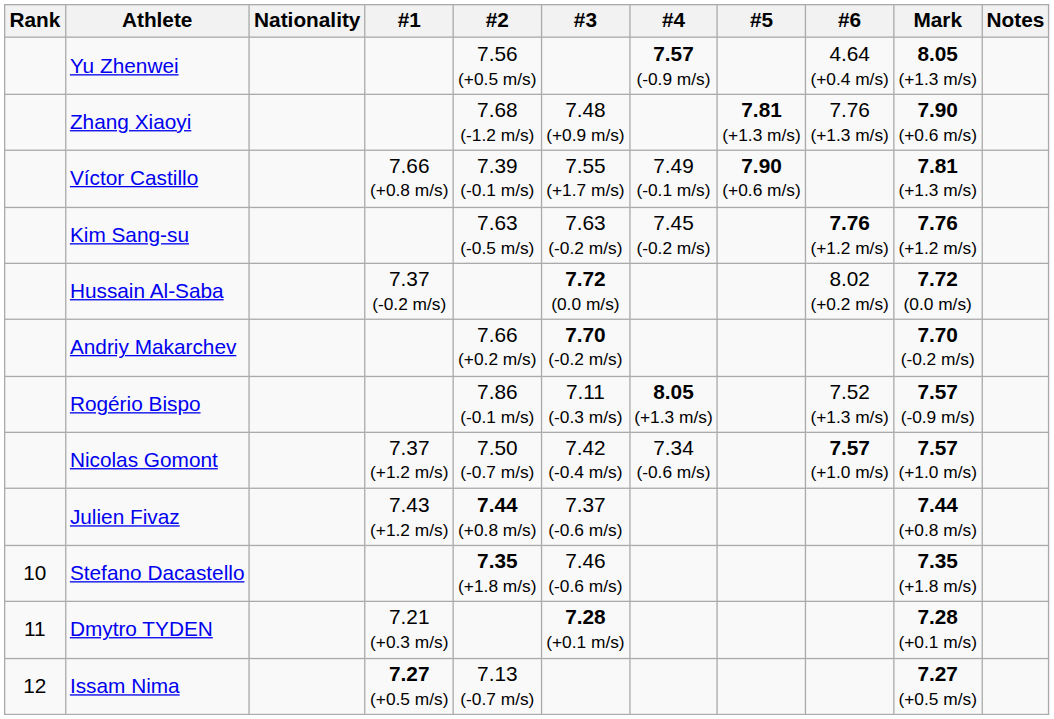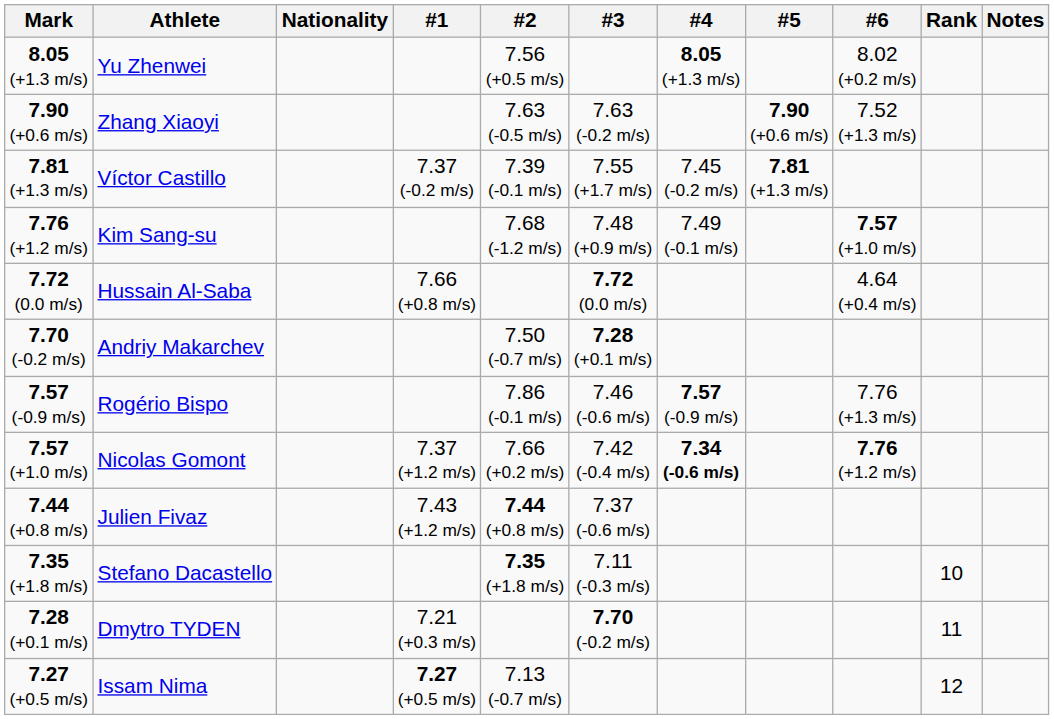columns swapped: (35, 20) <-> (938, 20)
(673, 65) 7.57 (-0.9 m/s) -> (701, 65) 8.05 (+1.3 m/s)
(850, 65) 4.64 (+0.4 m/s) -> (877, 65) 8.02 (+0.2 m/s)
(497, 122) 7.68 (-1.2 m/s) -> (525, 122) 7.63 (-0.5 m/s)
(585, 122) 7.48 (+0.9 m/s) -> (613, 122) 7.63 (-0.2 m/s)
(762, 122) 7.81 (+1.3 m/s) -> (789, 122) 7.90 (+0.6 m/s)
(850, 122) 7.76 (+1.3 m/s) -> (877, 122) 7.52 (+1.3 m/s)
(409, 178) 7.66 (+0.8 m/s) -> (437, 178) 7.37 (-0.2 m/s)
(673, 178) 7.49 (-0.1 m/s) -> (701, 178) 7.45 (-0.2 m/s)
(762, 178) 7.90 (+0.6 m/s) -> (789, 178) 7.81 (+1.3 m/s)
(497, 234) 7.63 (-0.5 m/s) -> (525, 234) 7.68 (-1.2 m/s)
(585, 234) 7.63 (-0.2 m/s) -> (613, 234) 7.48 (+0.9 m/s)
(673, 234) 7.45 (-0.2 m/s) -> (701, 234) 7.49 (-0.1 m/s)
(850, 234) 7.76 (+1.2 m/s) -> (877, 234) 7.57 (+1.0 m/s)
(409, 291) 7.37 (-0.2 m/s) -> (437, 291) 7.66 (+0.8 m/s)
(850, 291) 8.02 (+0.2 m/s) -> (877, 291) 4.64 (+0.4 m/s)
(497, 347) 7.66 (+0.2 m/s) -> (525, 347) 7.50 (-0.7 m/s)
(585, 347) 7.70 (-0.2 m/s) -> (613, 347) 7.28 (+0.1 m/s)
(585, 404) 7.11 (-0.3 m/s) -> (613, 404) 7.46 (-0.6 m/s)
(673, 404) 8.05 (+1.3 m/s) -> (701, 404) 7.57 (-0.9 m/s)
(850, 404) 7.52 (+1.3 m/s) -> (877, 404) 7.76 (+1.3 m/s)
(497, 460) 7.50 (-0.7 m/s) -> (525, 460) 7.66 (+0.2 m/s)
(673, 460) normal -> (701, 460) bold
(850, 460) 7.57 (+1.0 m/s) -> (877, 460) 7.76 (+1.2 m/s)
(585, 573) 7.46 (-0.6 m/s) -> (613, 573) 7.11 (-0.3 m/s)
(585, 629) 7.28 (+0.1 m/s) -> (613, 629) 7.70 (-0.2 m/s)
